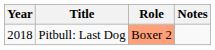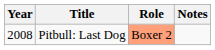(20, 34) 2018 -> (20, 34) 2008
